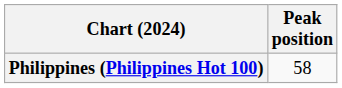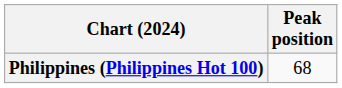(302, 67) 58 -> (302, 67) 68
